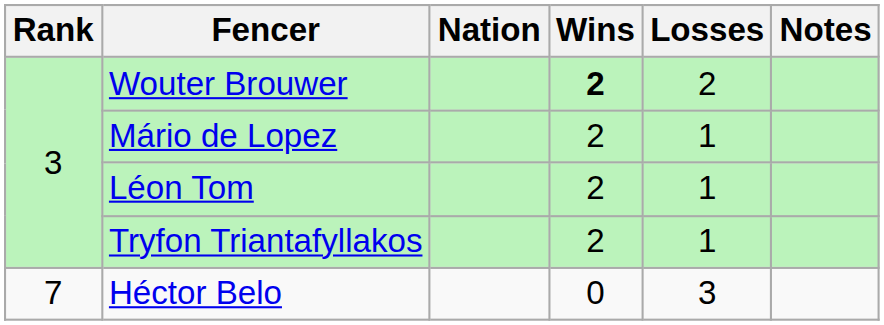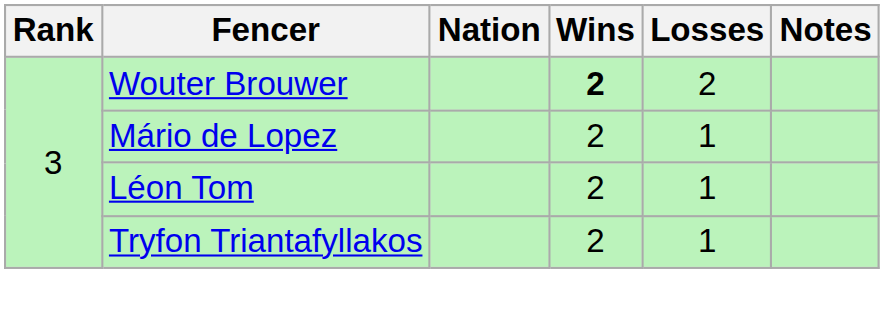- row: (195, 293)
